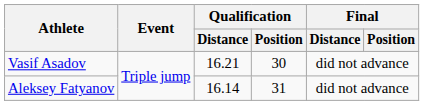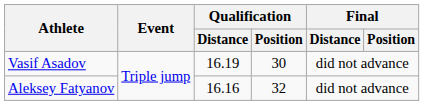(223, 64) 16.21 -> (223, 64) 16.19
(223, 88) 16.14 -> (223, 88) 16.16
(279, 88) 31 -> (279, 88) 32
